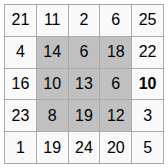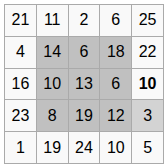(148, 115) no background -> (148, 115) lightgrey background
(116, 147) 20 -> (116, 147) 10
